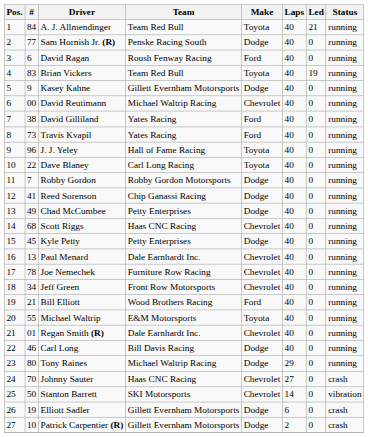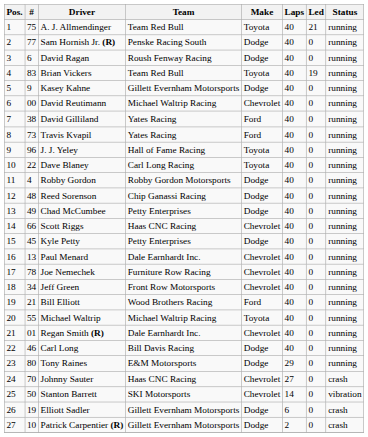(32, 27) 84 -> (32, 27) 75
(252, 58) Ford -> (256, 58) Dodge
(29, 180) 7 -> (29, 180) 4
(32, 195) 41 -> (32, 195) 48
(32, 226) 68 -> (32, 226) 66
(162, 318) E&M Motorsports -> (172, 318) Michael Waltrip Racing
(172, 363) Michael Waltrip Racing -> (162, 363) E&M Motorsports
